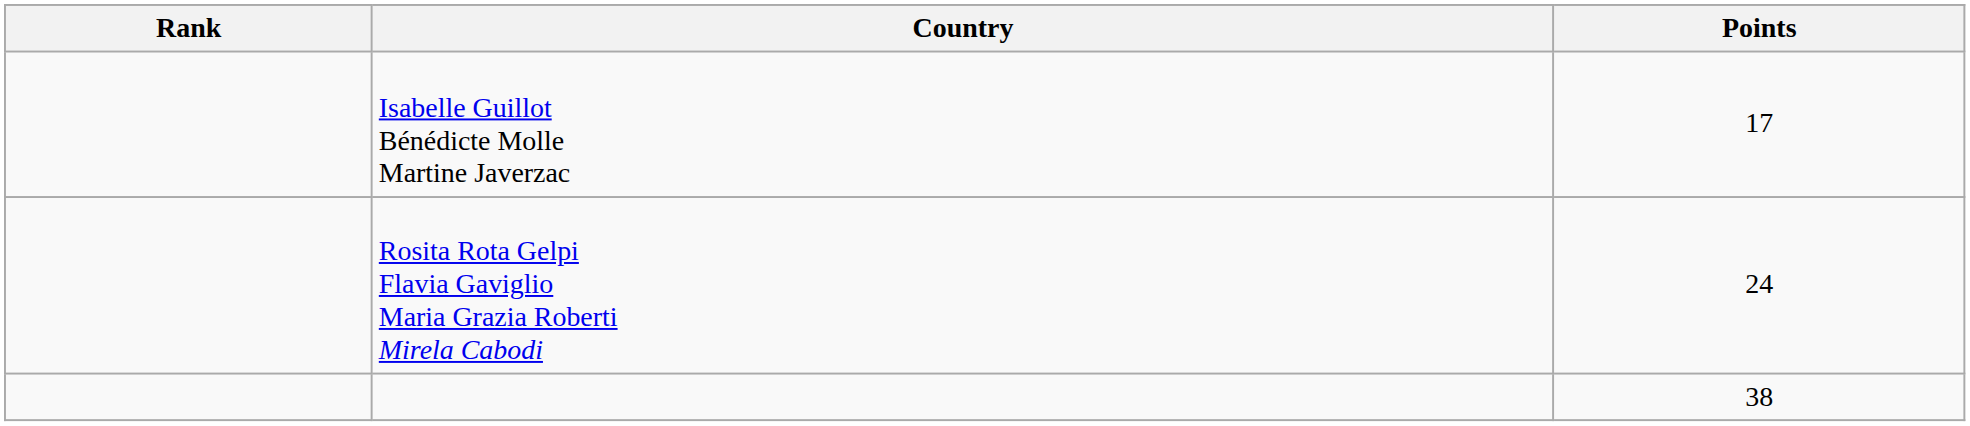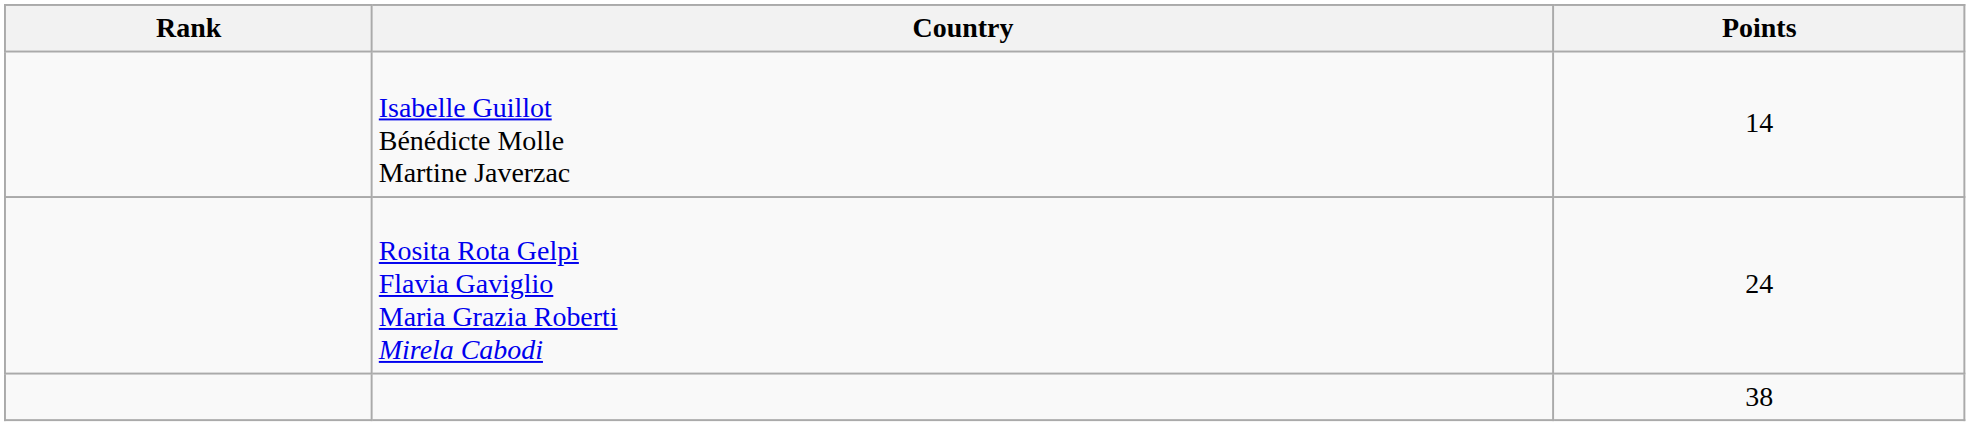(1759, 123) 17 -> (1759, 123) 14
